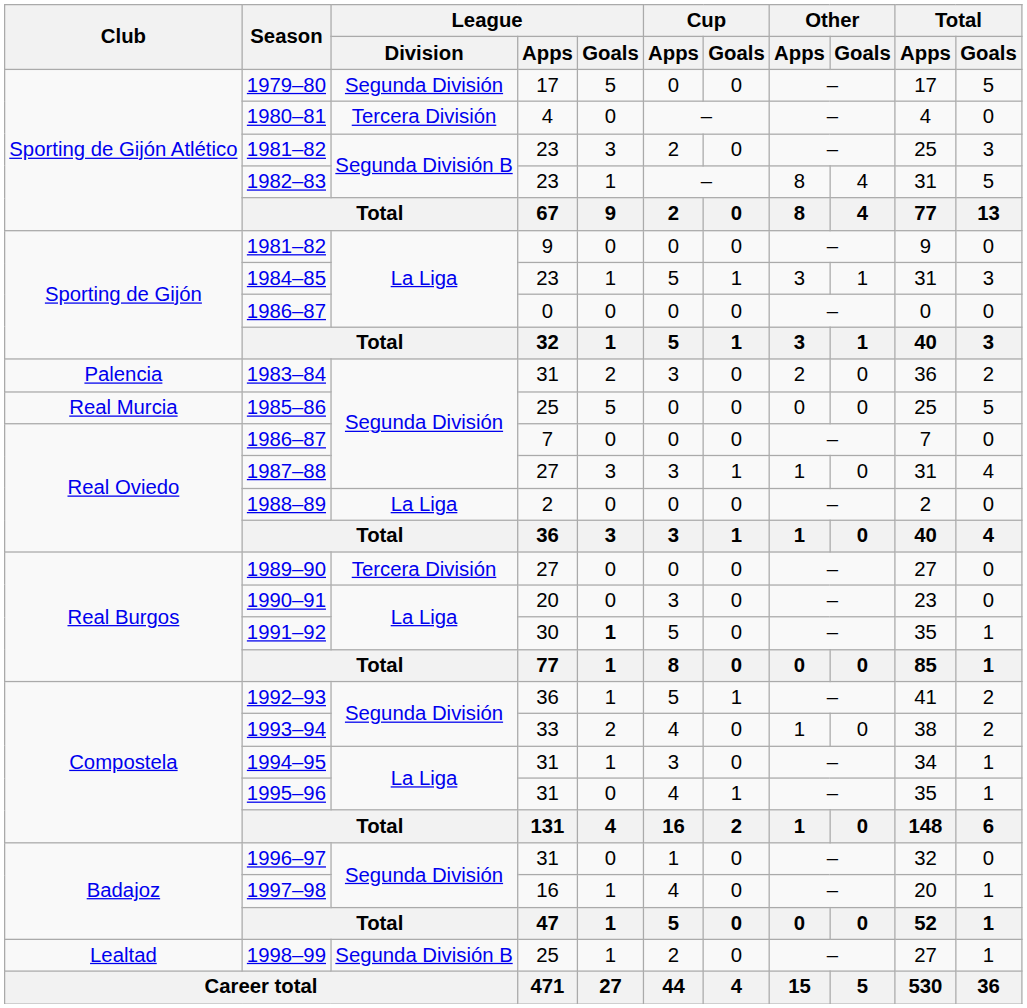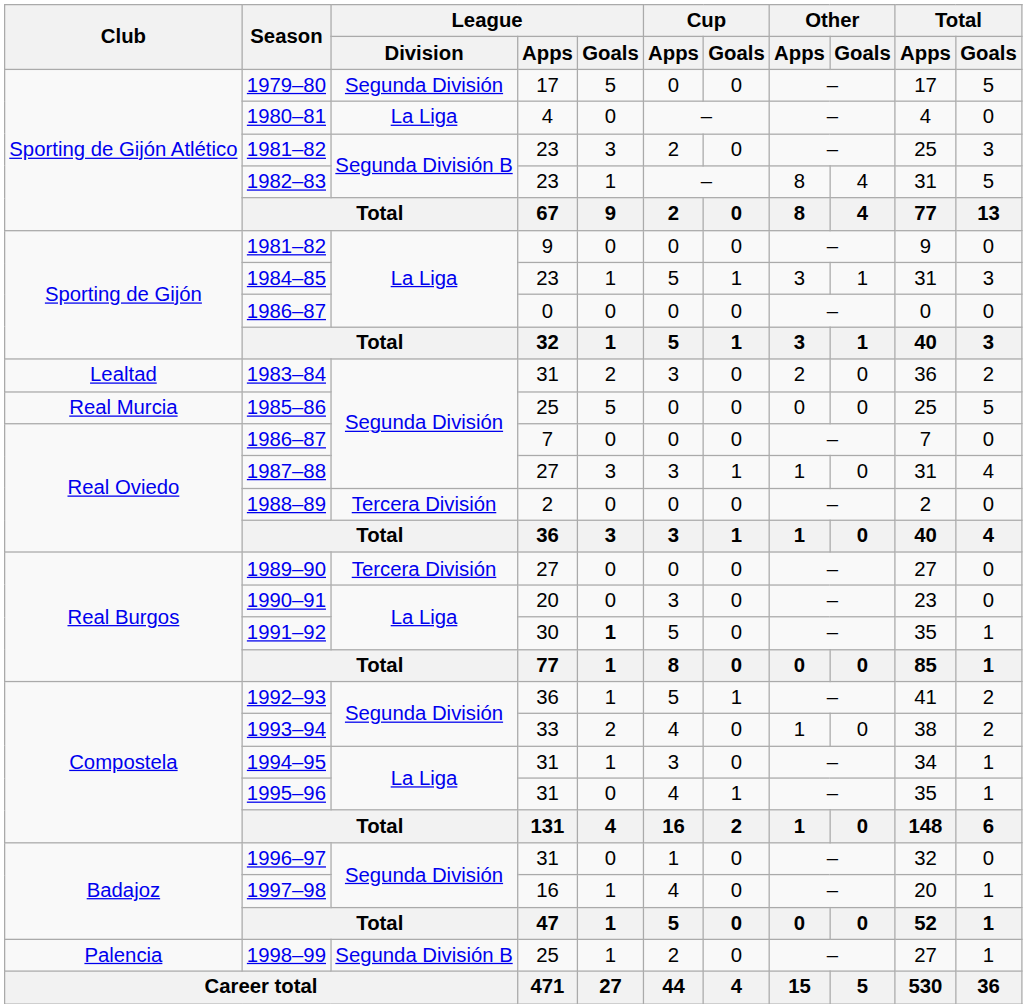(424, 117) Tercera División -> (424, 117) La Liga
(123, 375) Palencia -> (123, 375) Lealtad
(424, 504) La Liga -> (424, 504) Tercera División
(123, 955) Lealtad -> (123, 955) Palencia
